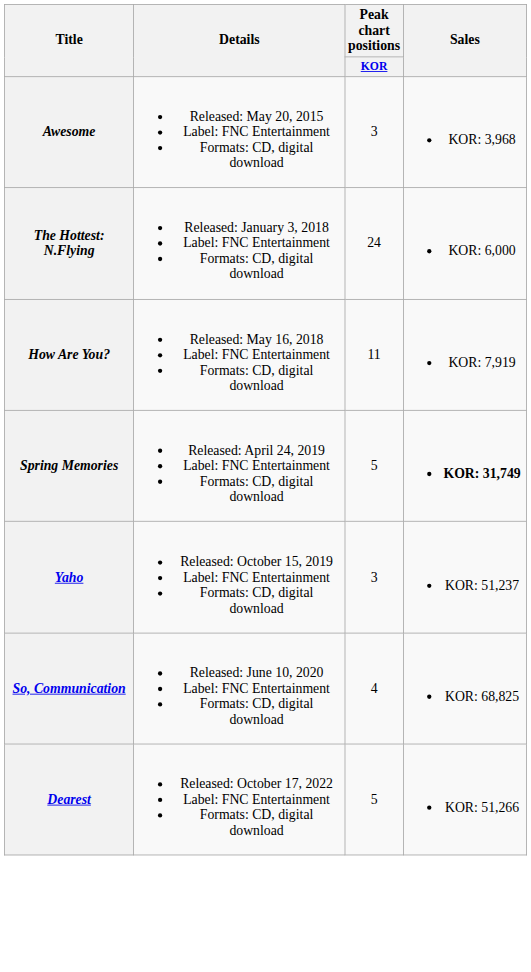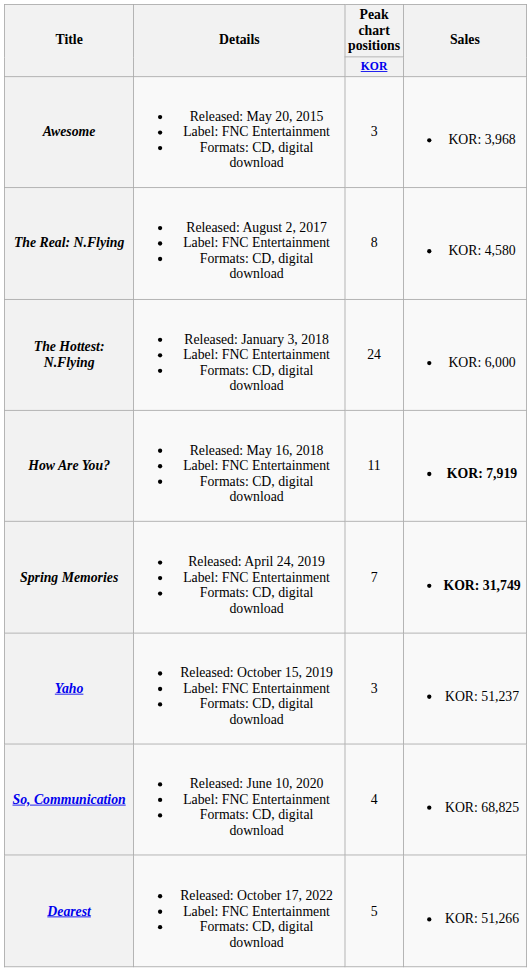+ row: (69, 243)
(465, 362) normal -> (465, 474) bold
(374, 465) 5 -> (374, 577) 7
